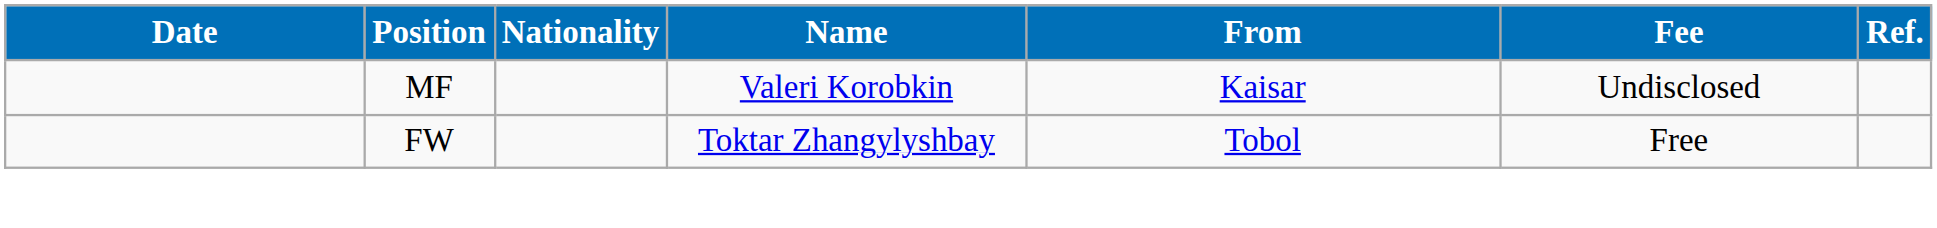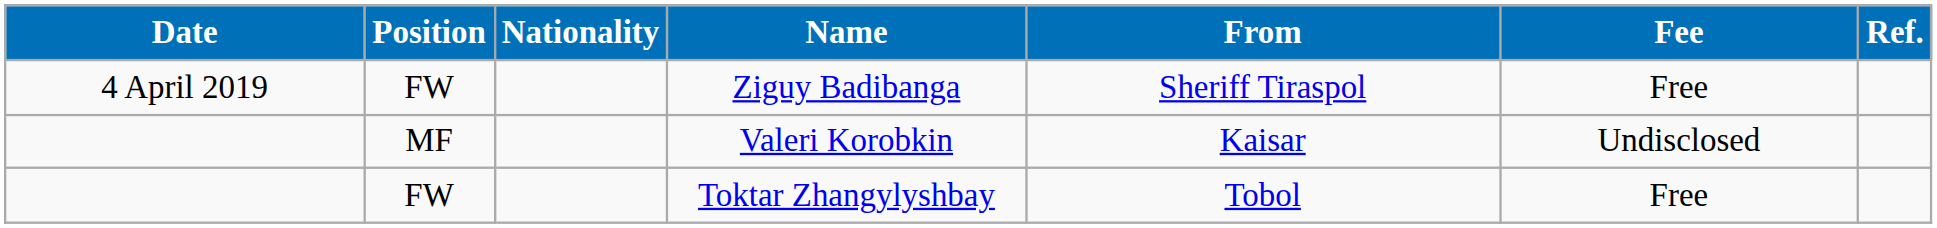+ row: (846, 86)
